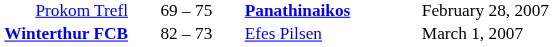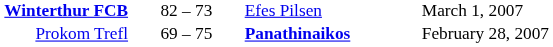rows swapped: (82, 10) <-> (66, 34)
